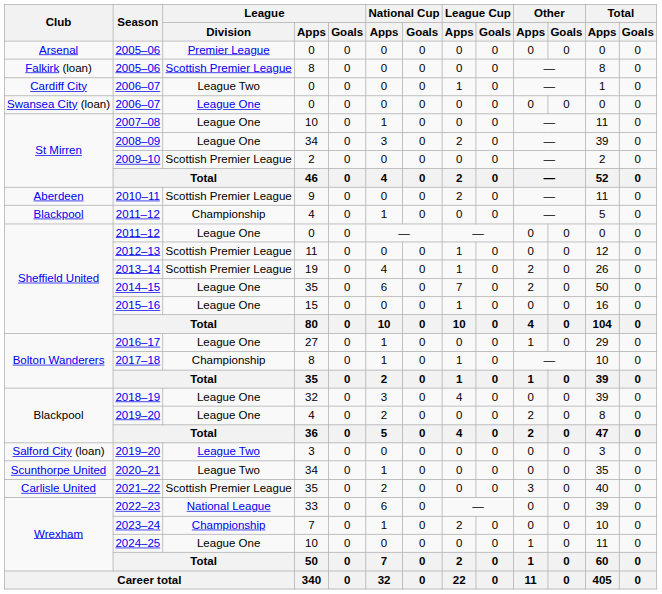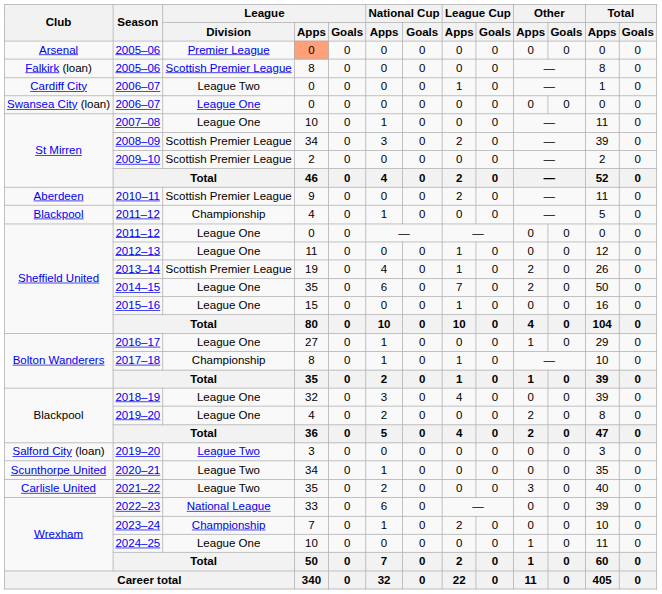(311, 50) no background -> (311, 50) lightsalmon background
(229, 141) League One -> (229, 141) Scottish Premier League
(229, 251) Scottish Premier League -> (229, 251) League One
(229, 488) Scottish Premier League -> (229, 488) League Two
